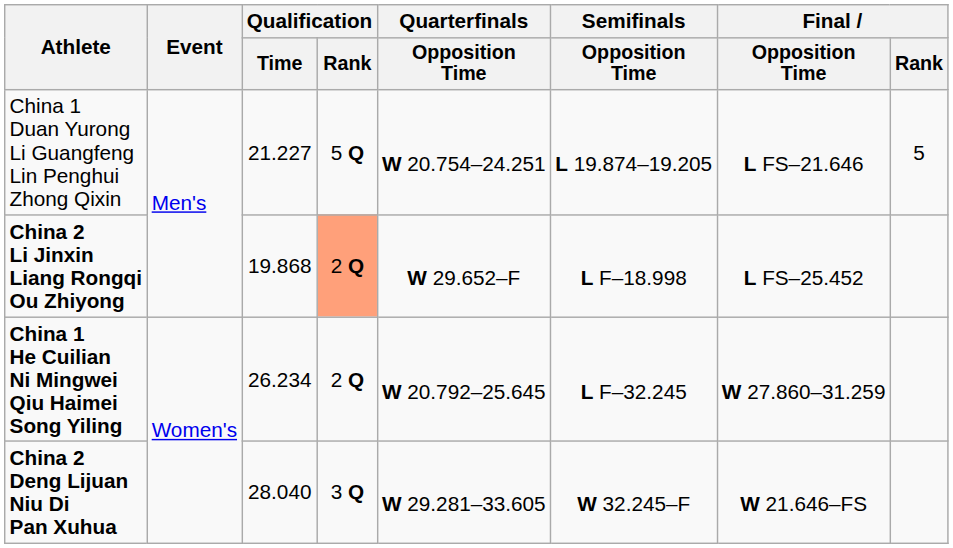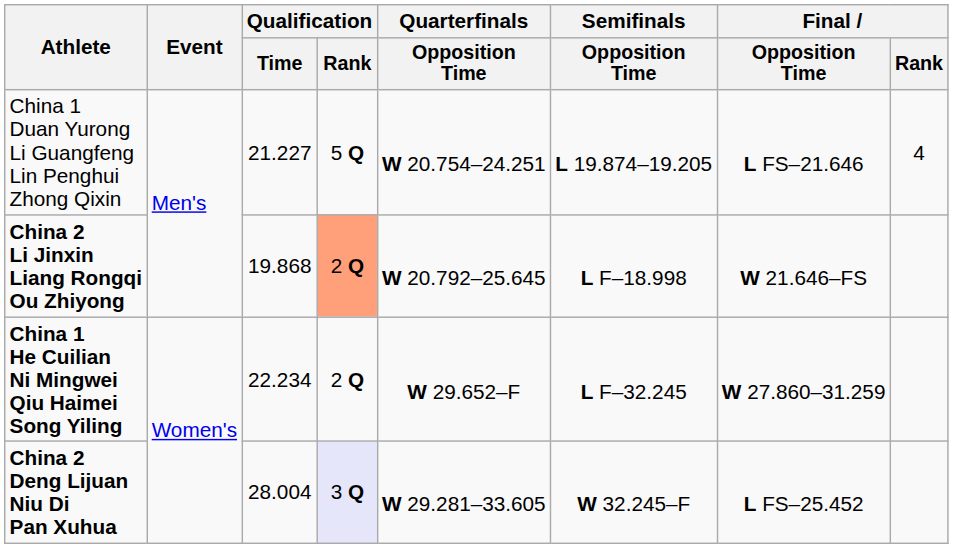(919, 153) 5 -> (919, 153) 4
(464, 278) W 29.652–F -> (464, 278) W 20.792–25.645
(804, 278) L FS–25.452 -> (804, 278) W 21.646–FS
(280, 380) 26.234 -> (280, 380) 22.234
(464, 391) W 20.792–25.645 -> (464, 391) W 29.652–F
(280, 493) 28.040 -> (280, 493) 28.004
(347, 493) no background -> (347, 493) lavender background
(804, 505) W 21.646–FS -> (804, 505) L FS–25.452
